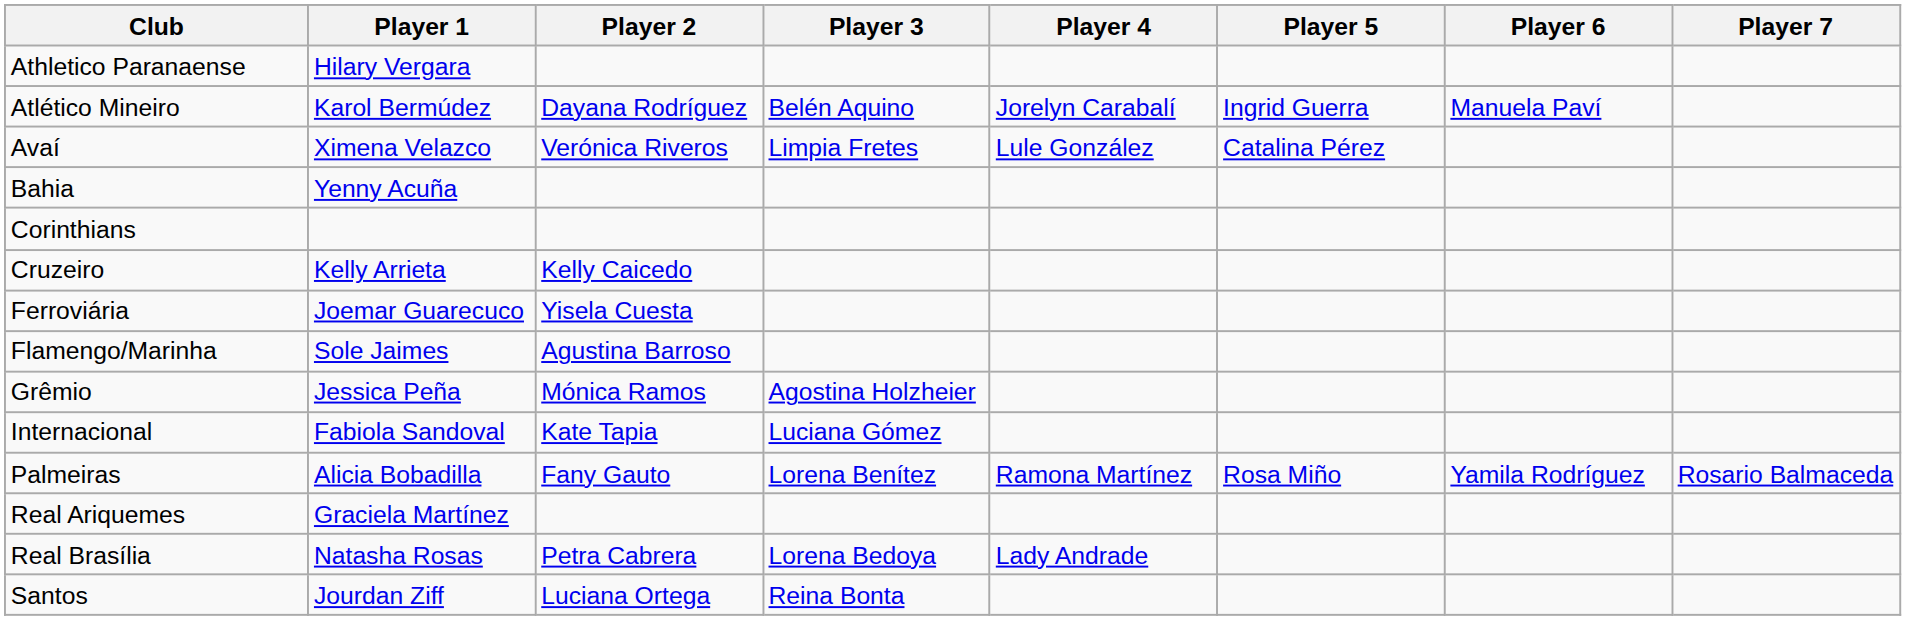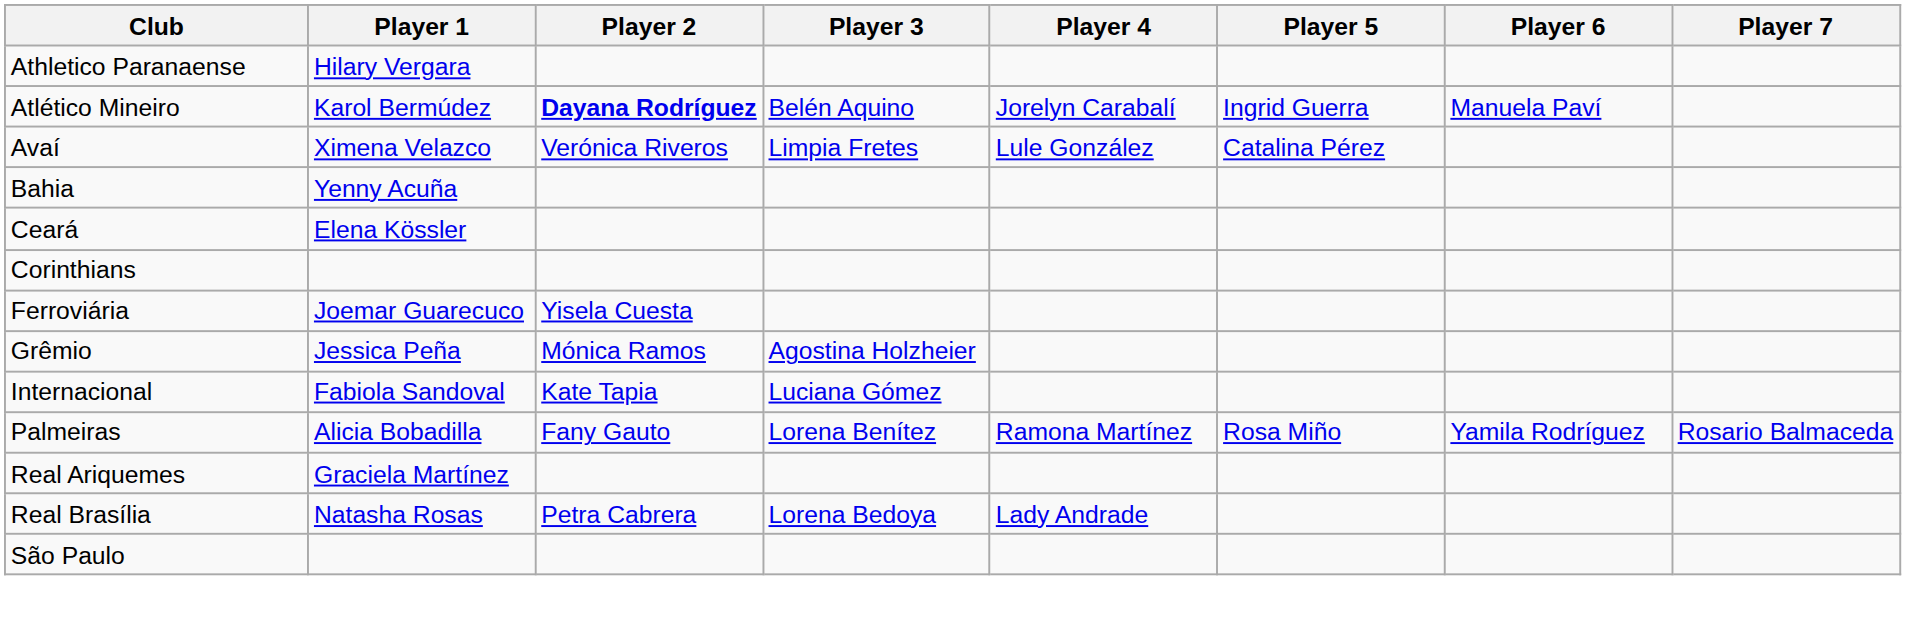(644, 107) normal -> (649, 107) bold
+ row: (44, 229)
- row: (58, 269)
- row: (114, 351)
- row: (49, 595)
+ row: (68, 554)
